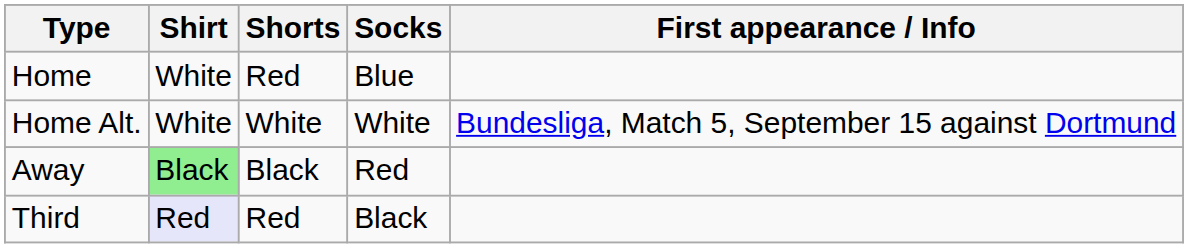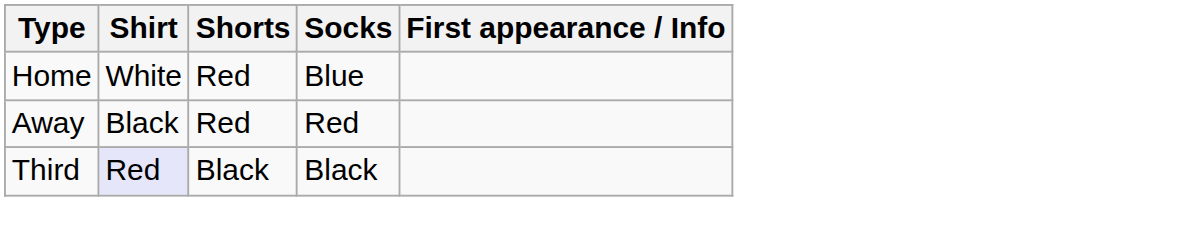- row: (77, 123)
(192, 170) lightgreen background -> (142, 123) no background
(282, 170) Black -> (223, 123) Red
(273, 218) Red -> (232, 170) Black
